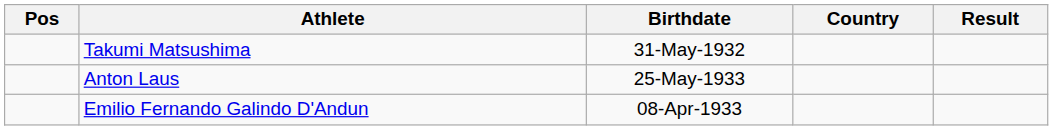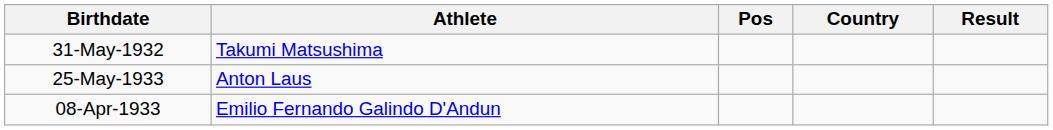columns swapped: (42, 19) <-> (689, 19)
